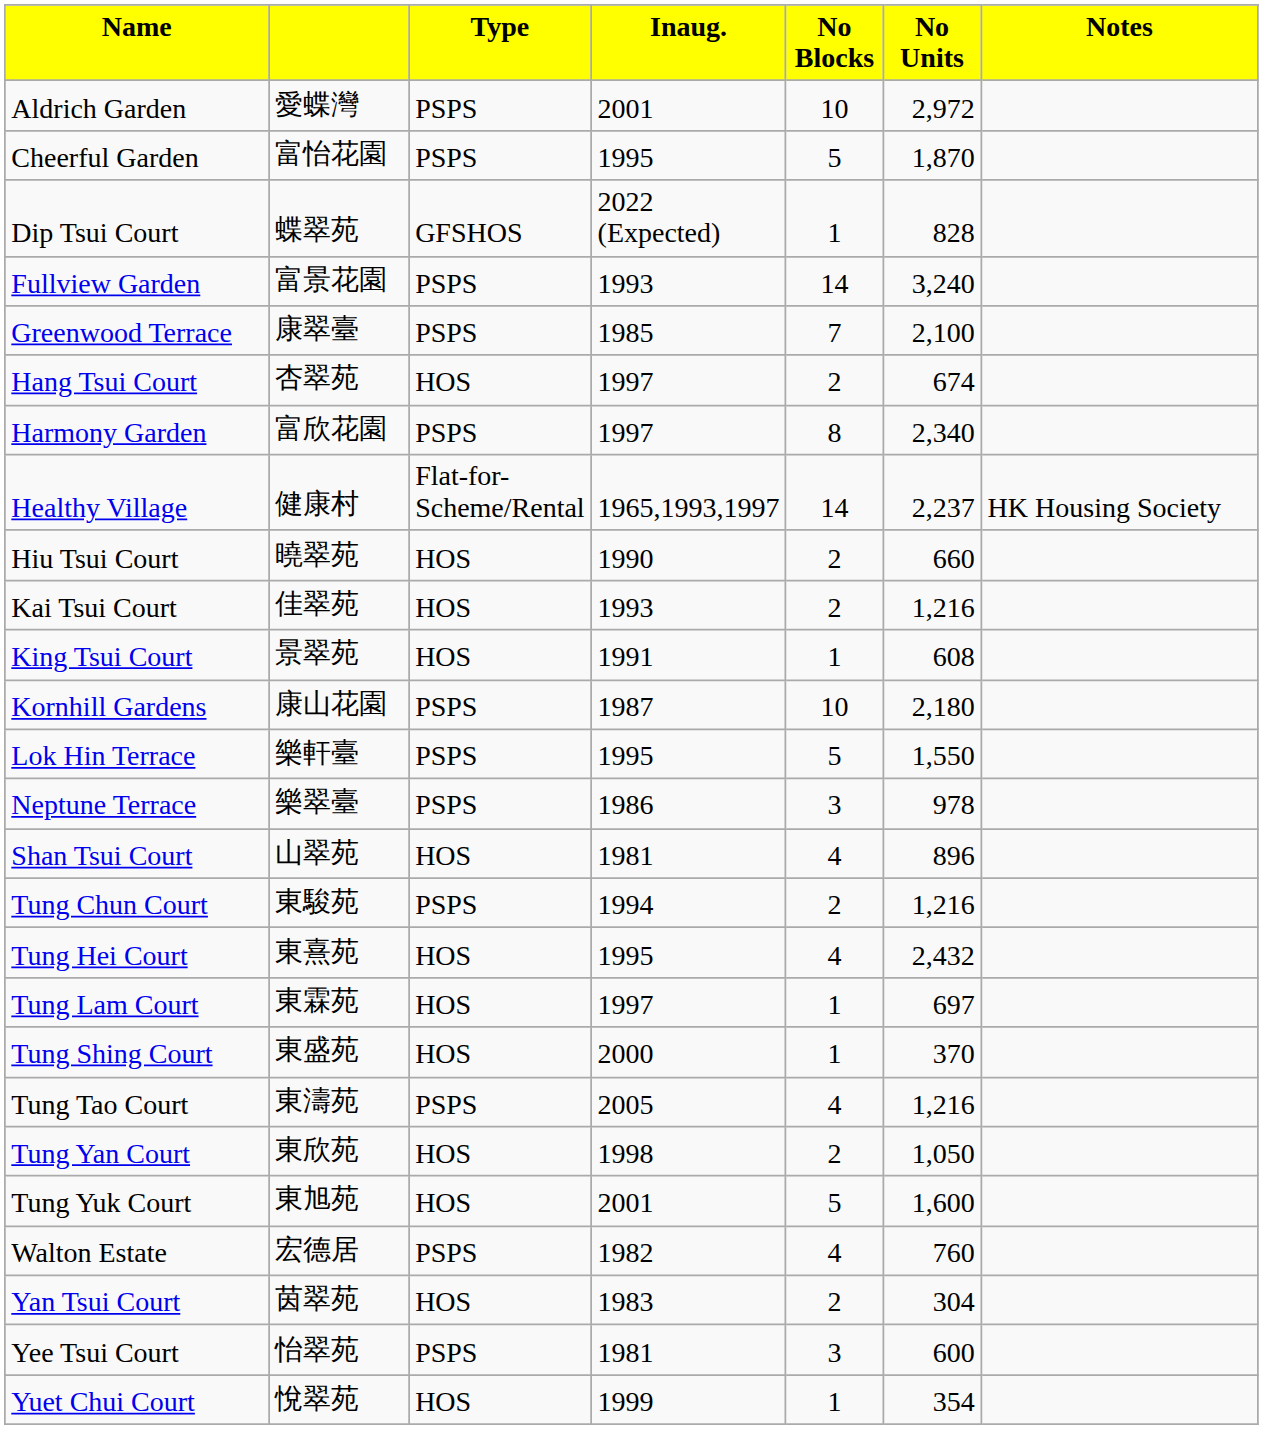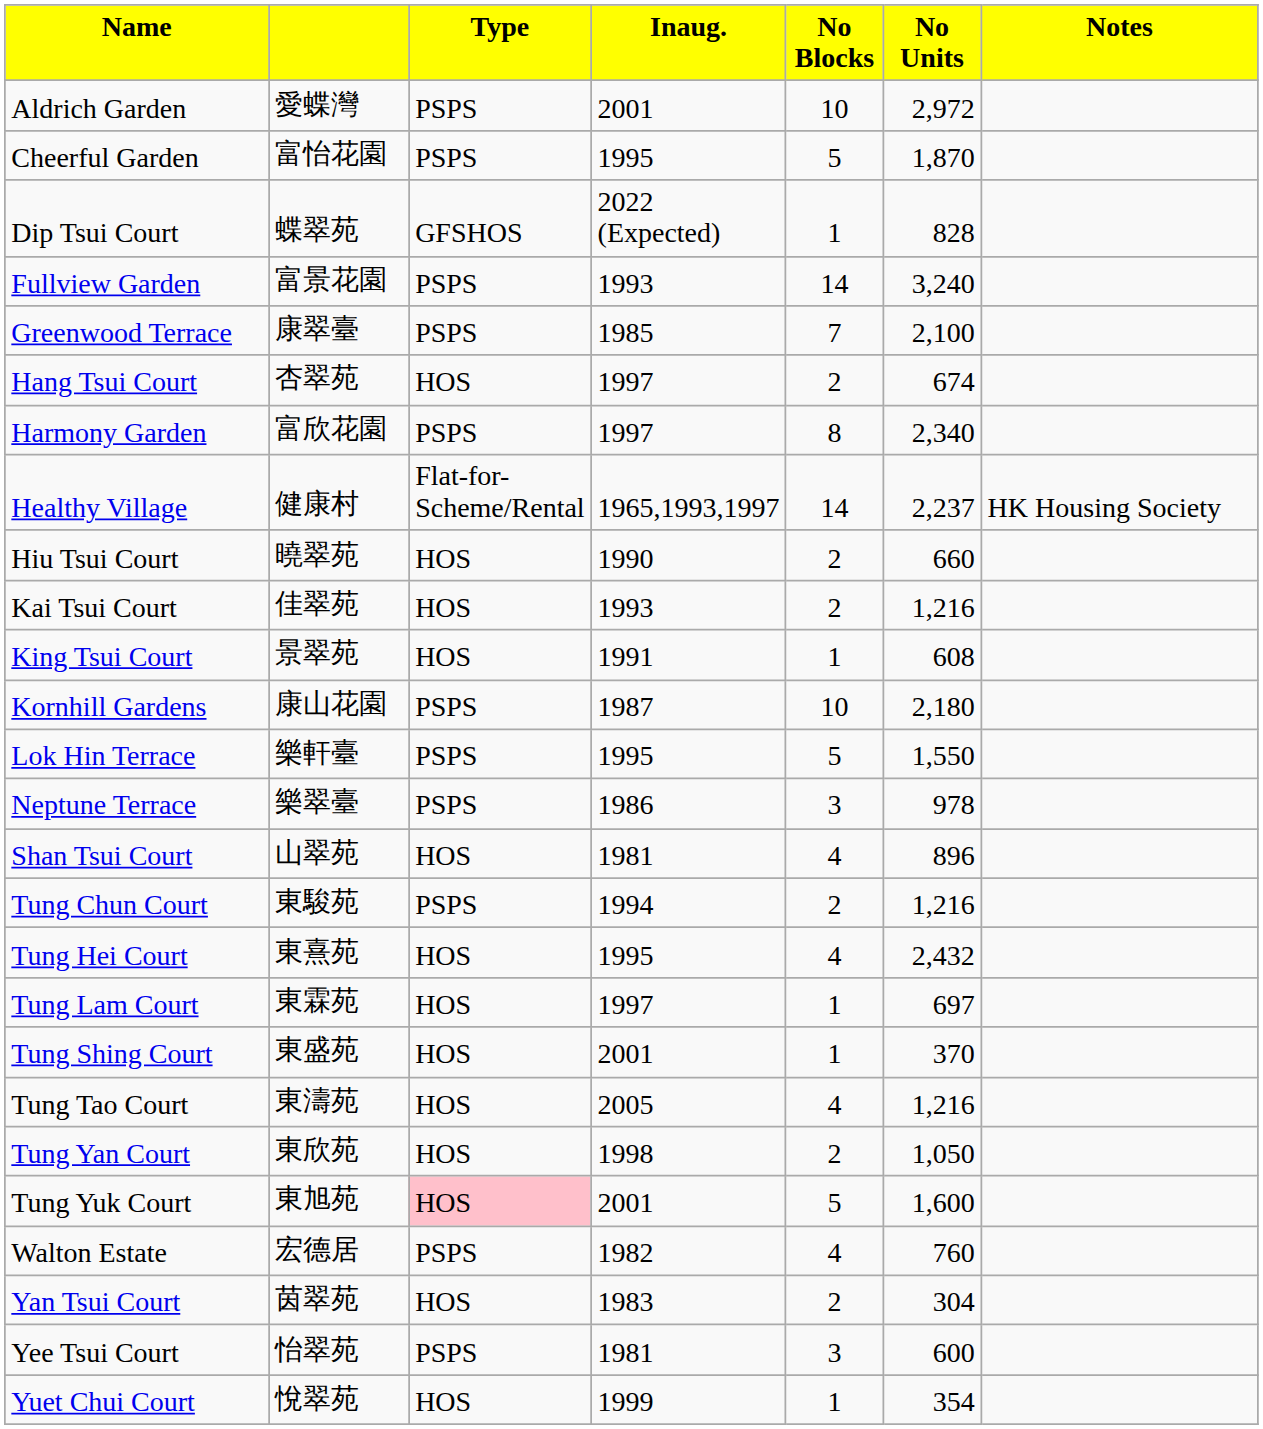(626, 1054) 2000 -> (626, 1054) 2001
(446, 1103) PSPS -> (443, 1103) HOS
(443, 1203) no background -> (443, 1203) pink background
